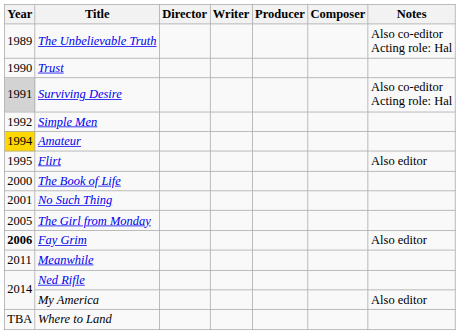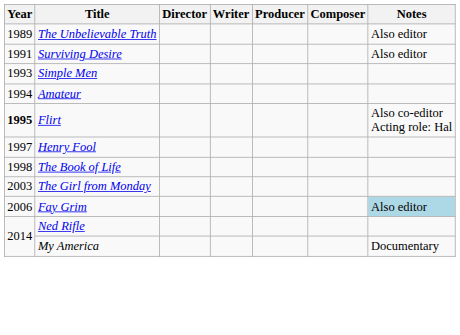(412, 41) Also co-editor Acting role: Hal -> (399, 34) Also editor
- row: (51, 68)
(20, 94) lightgrey background -> (20, 53) no background
(412, 94) Also co-editor Acting role: Hal -> (399, 53) Also editor
(20, 121) 1992 -> (20, 73) 1993
(20, 141) gold background -> (20, 93) no background
(20, 161) normal -> (20, 120) bold
(399, 161) Also editor -> (412, 120) Also co-editor Acting role: Hal
+ row: (67, 147)
(20, 181) 2000 -> (20, 166) 1998
- row: (75, 200)
(20, 220) 2005 -> (20, 186) 2003
(20, 240) bold -> (20, 206) normal
(399, 240) no background -> (399, 206) lightblue background
- row: (66, 260)
(399, 299) Also editor -> (405, 246) Documentary
- row: (75, 319)
